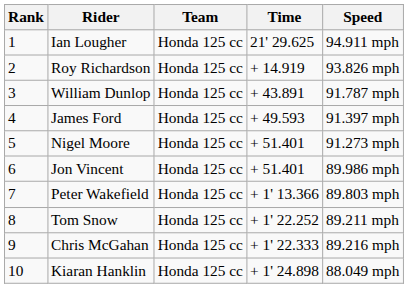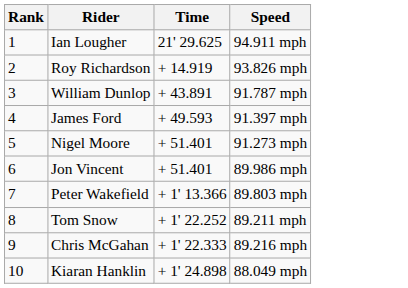- column: (200, 17)
